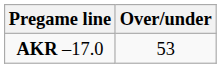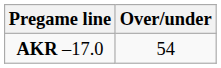(166, 48) 53 -> (166, 48) 54
